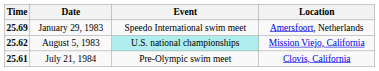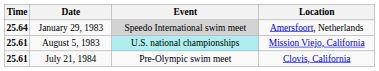(17, 27) 25.69 -> (17, 27) 25.64
(185, 27) no background -> (185, 27) lightgrey background
(17, 43) 25.62 -> (17, 43) 25.61
